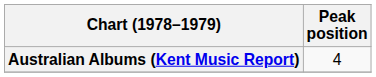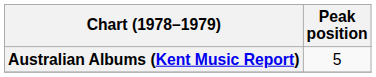(337, 59) 4 -> (337, 59) 5
